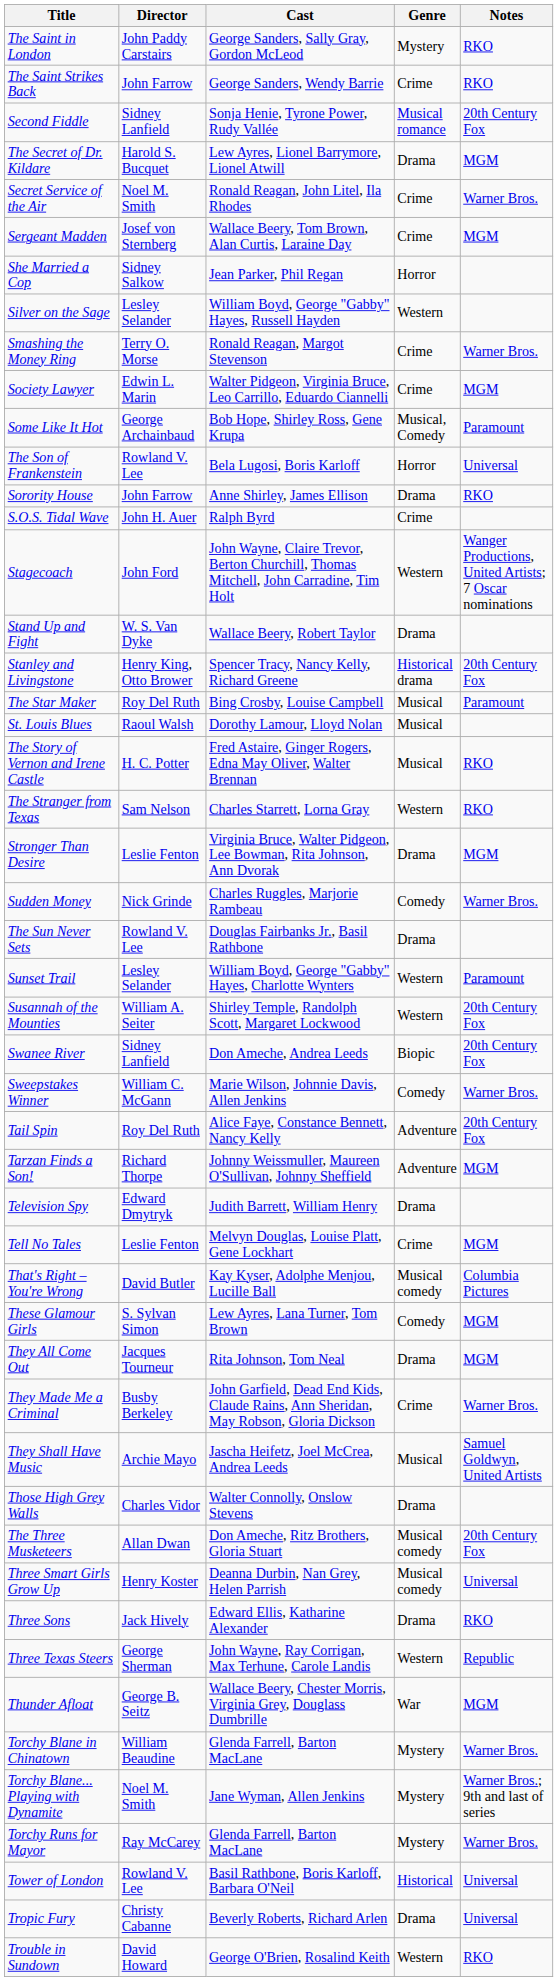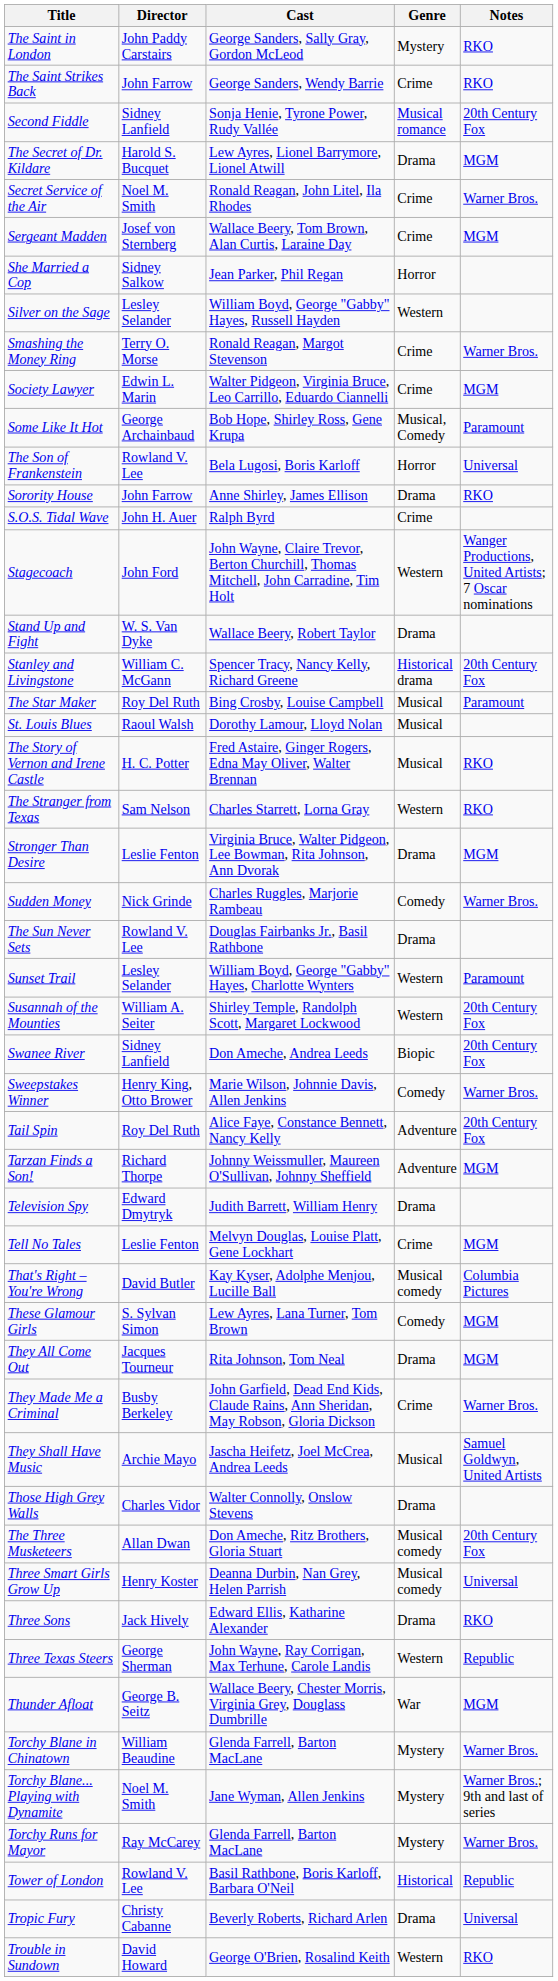(157, 672) Henry King, Otto Brower -> (153, 672) William C. McGann
(153, 1092) William C. McGann -> (157, 1092) Henry King, Otto Brower
(491, 1880) Universal -> (489, 1880) Republic
